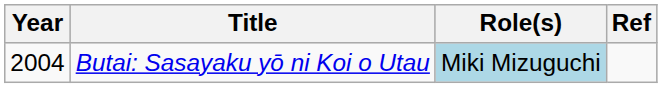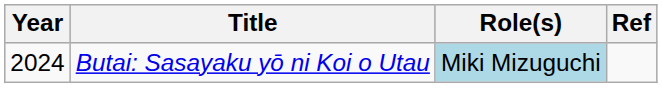(37, 62) 2004 -> (37, 62) 2024
